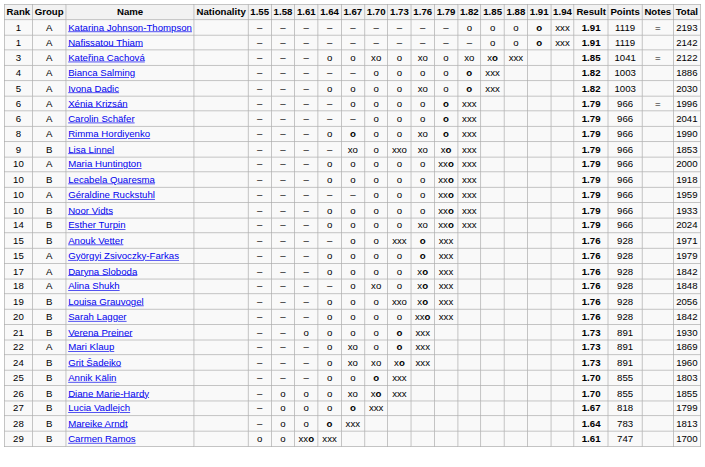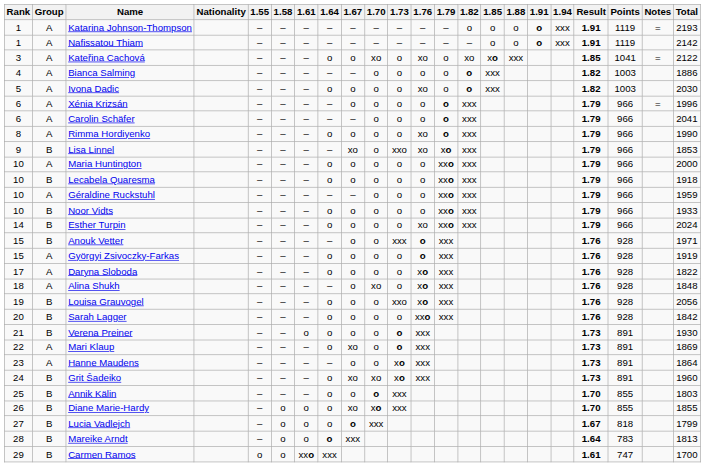(353, 134) bold -> (353, 134) normal
(687, 256) 1979 -> (687, 256) 1919
(687, 271) 1842 -> (687, 271) 1822
+ row: (104, 363)
